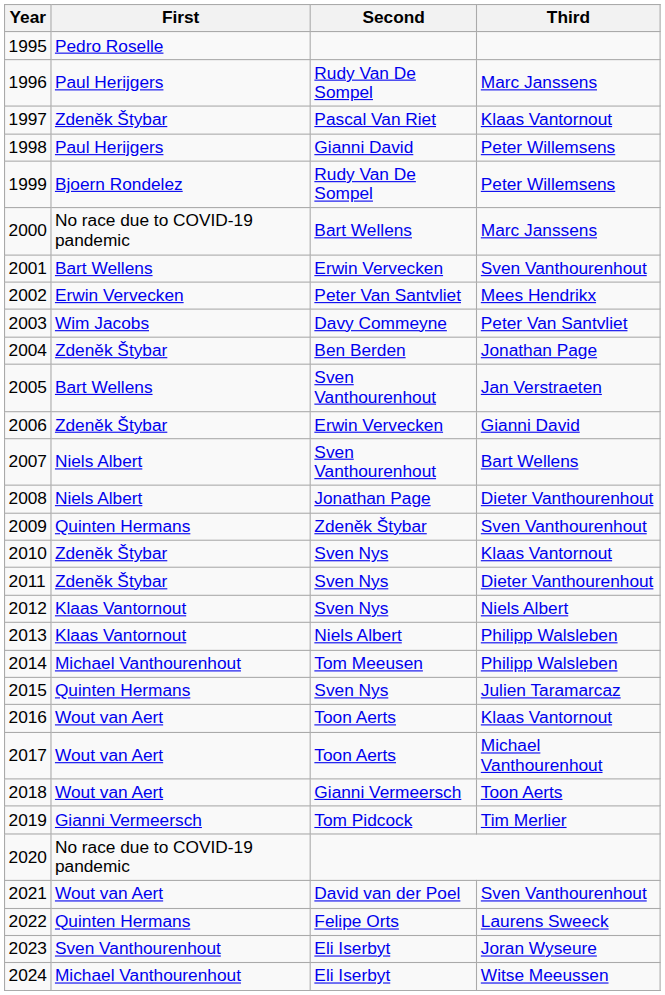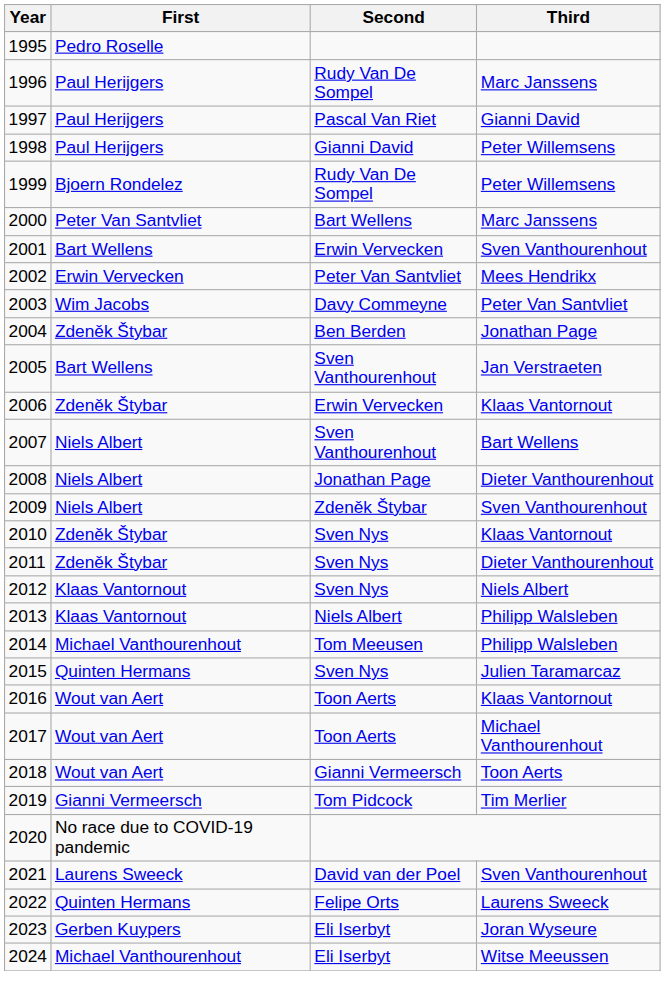(111, 119) Zdeněk Štybar -> (109, 119) Paul Herijgers
(546, 119) Klaas Vantornout -> (530, 119) Gianni David
(154, 231) No race due to COVID-19 pandemic -> (128, 221) Peter Van Santvliet
(530, 424) Gianni David -> (546, 405) Klaas Vantornout
(123, 526) Quinten Hermans -> (99, 507) Niels Albert
(109, 894) Wout van Aert -> (119, 874) Laurens Sweeck
(138, 949) Sven Vanthourenhout -> (118, 929) Gerben Kuypers
